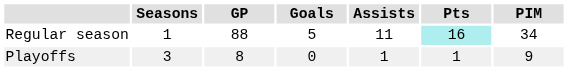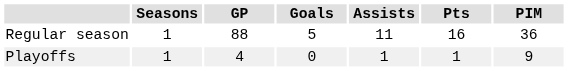(456, 35) paleturquoise background -> (456, 35) no background
(529, 35) 34 -> (529, 35) 36
(167, 57) 3 -> (167, 57) 1
(240, 57) 8 -> (240, 57) 4
